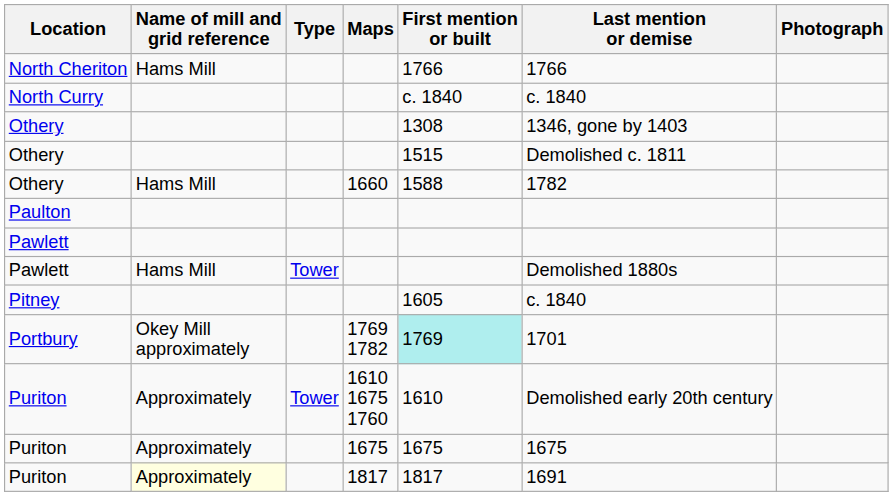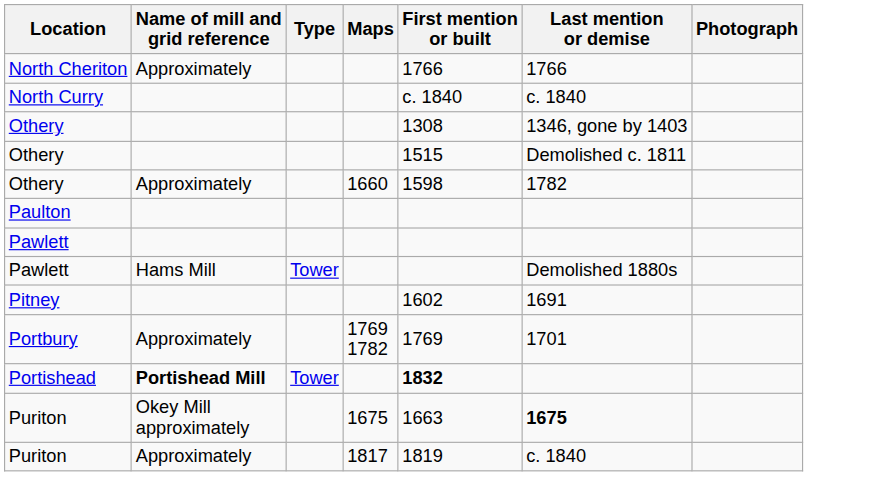(176, 68) Hams Mill -> (194, 68) Approximately
(176, 184) Hams Mill -> (194, 184) Approximately
(423, 184) 1588 -> (423, 184) 1598
(423, 299) 1605 -> (423, 299) 1602
(556, 299) c. 1840 -> (546, 299) 1691
(193, 339) Okey Mill approximately -> (194, 339) Approximately
(423, 339) paleturquoise background -> (423, 339) no background
+ row: (52, 378)
- row: (38, 398)
(194, 448) Approximately -> (193, 417) Okey Mill approximately
(423, 448) 1675 -> (423, 417) 1663
(546, 448) normal -> (546, 417) bold
(194, 477) lightyellow background -> (194, 456) no background
(423, 477) 1817 -> (423, 456) 1819
(546, 477) 1691 -> (556, 456) c. 1840
